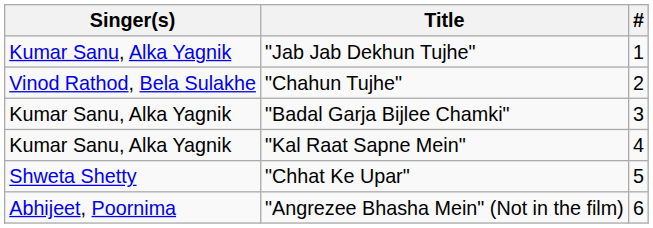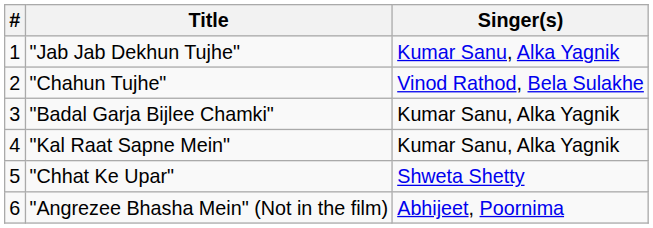columns swapped: (638, 20) <-> (133, 20)
